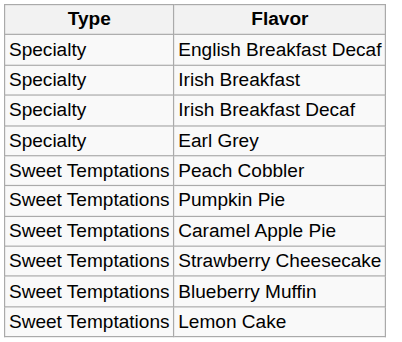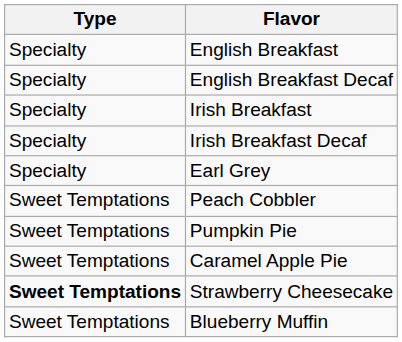+ row: (264, 49)
(89, 261) normal -> (95, 291) bold
- row: (232, 321)
